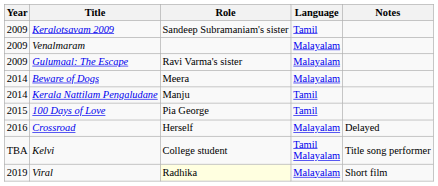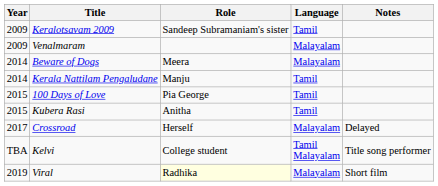- row: (80, 62)
+ row: (58, 111)
(17, 128) 2016 -> (17, 128) 2017
